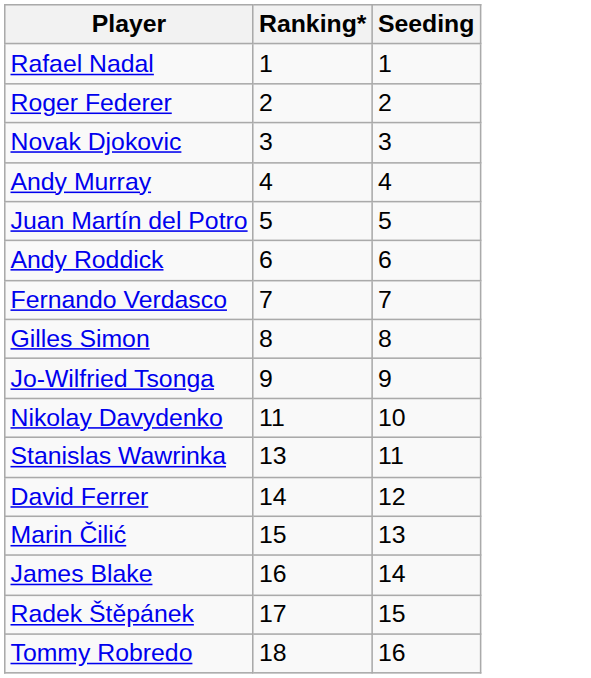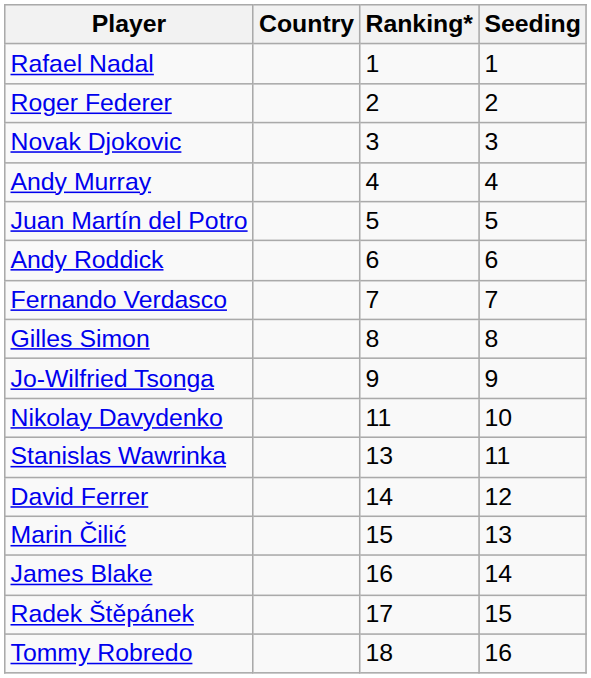+ column: (307, 24)
